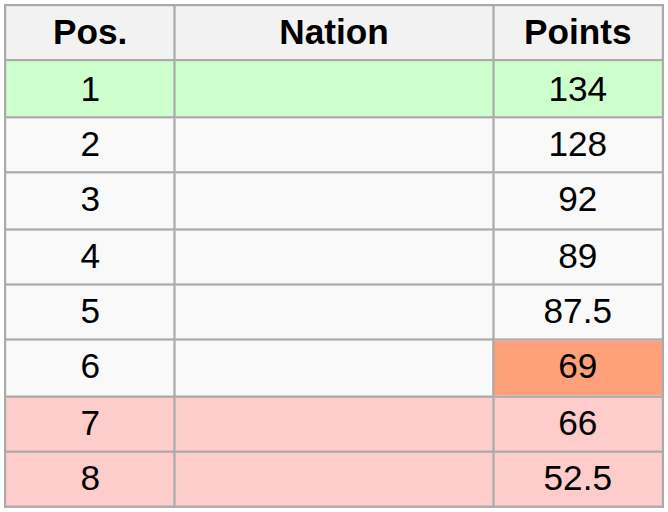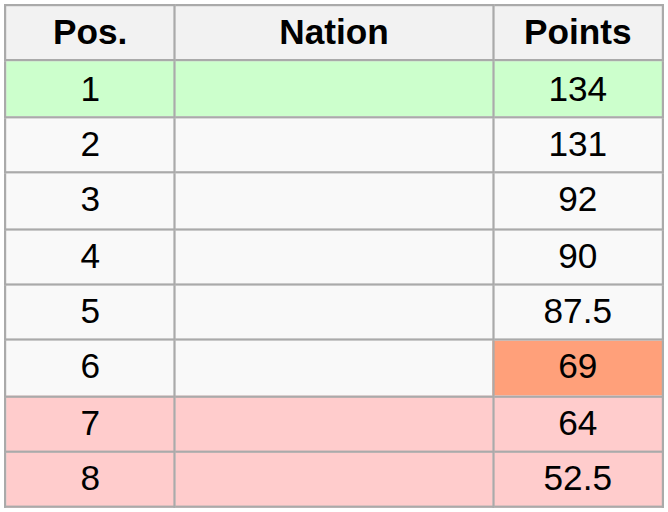(578, 144) 128 -> (578, 144) 131
(578, 255) 89 -> (578, 255) 90
(578, 423) 66 -> (578, 423) 64
